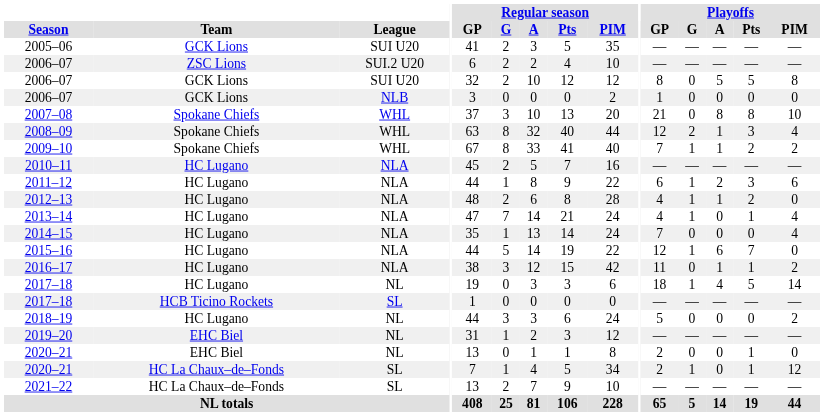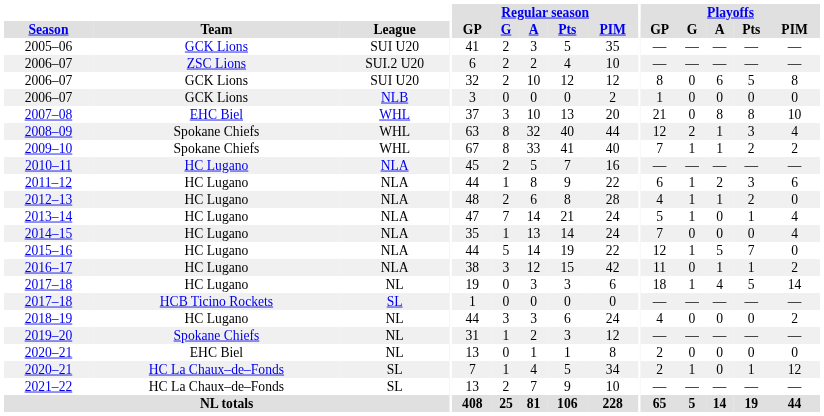(720, 80) 5 -> (720, 80) 6
(216, 114) Spokane Chiefs -> (216, 114) EHC Biel
(660, 216) 4 -> (660, 216) 5
(720, 250) 6 -> (720, 250) 5
(660, 318) 5 -> (660, 318) 4
(216, 335) EHC Biel -> (216, 335) Spokane Chiefs
(751, 352) 1 -> (751, 352) 0
